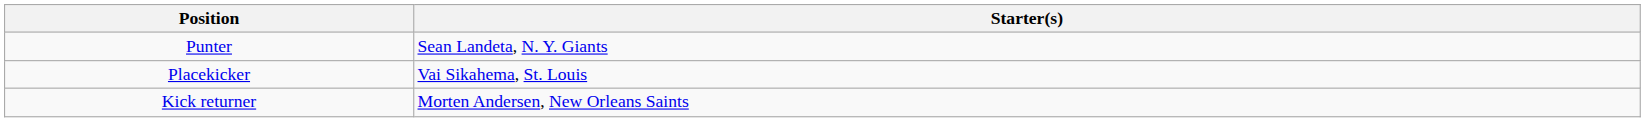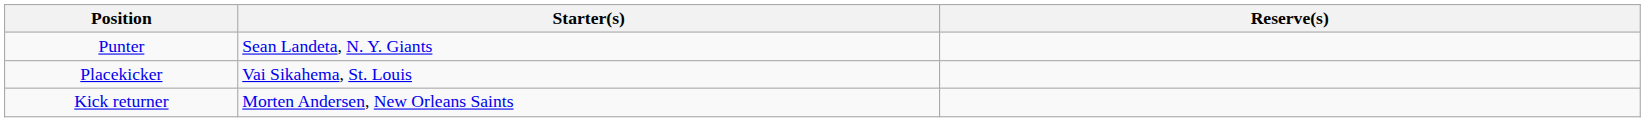+ column: (1290, 18)
